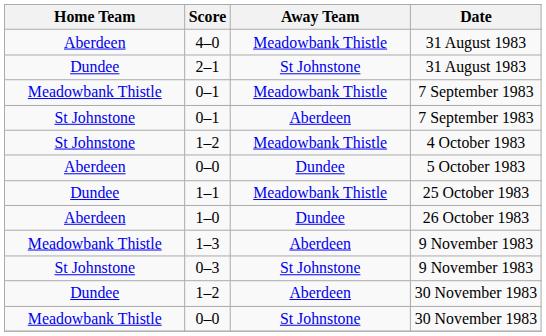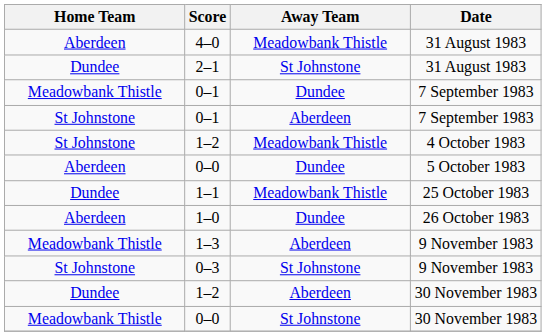(320, 92) Meadowbank Thistle -> (320, 92) Dundee
